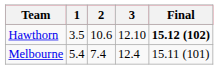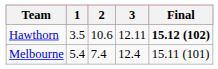(132, 34) 12.10 -> (132, 34) 12.11
